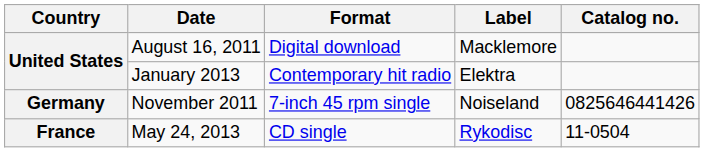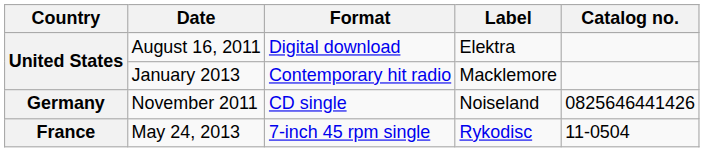(508, 47) Macklemore -> (487, 47) Elektra
(487, 75) Elektra -> (508, 75) Macklemore
(350, 103) 7-inch 45 rpm single -> (308, 103) CD single
(308, 132) CD single -> (350, 132) 7-inch 45 rpm single
